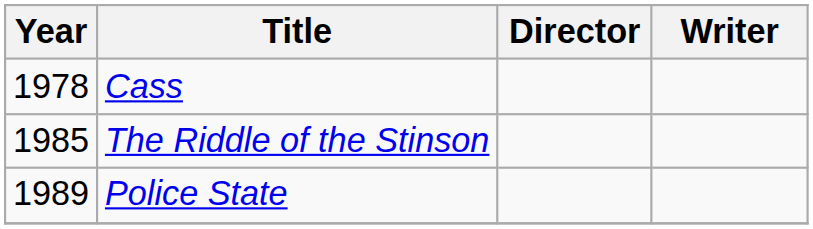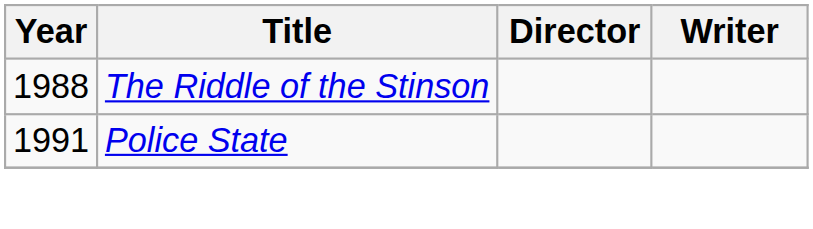- row: (144, 85)
(51, 140) 1985 -> (51, 85) 1988
(51, 194) 1989 -> (51, 140) 1991
